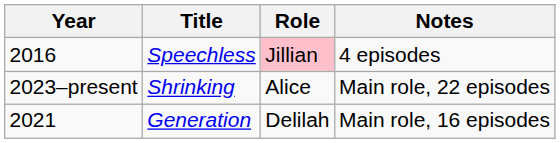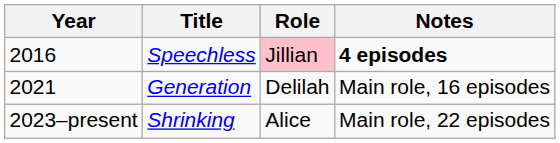(390, 54) normal -> (393, 54) bold
rows swapped: (199, 120) <-> (191, 87)
